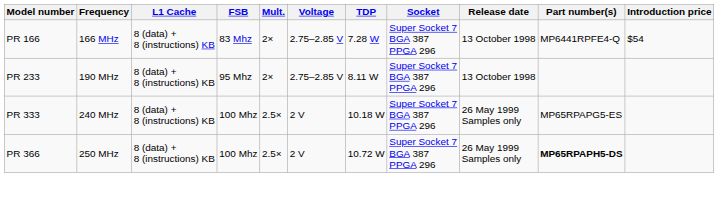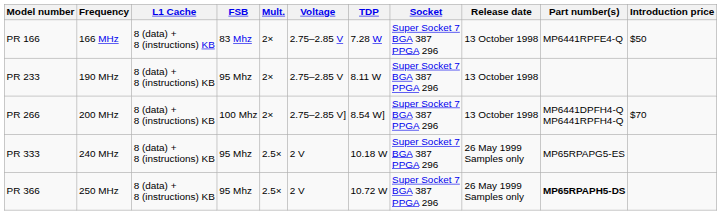(636, 39) $54 -> (638, 39) $50
+ row: (23, 115)
(238, 115) 100 Mhz -> (236, 153) 95 Mhz
(238, 153) 100 Mhz -> (236, 191) 95 Mhz
